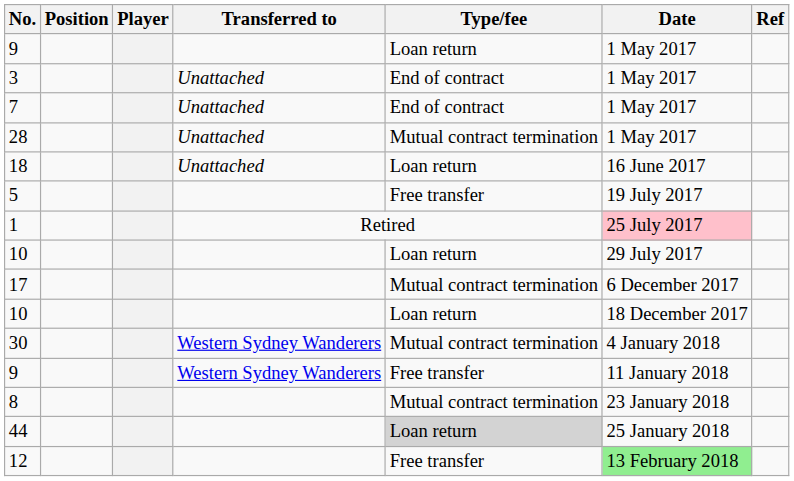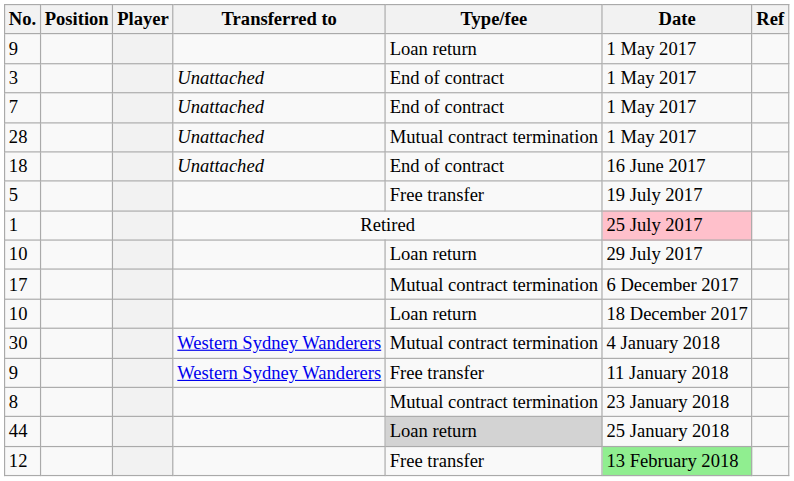(433, 166) Loan return -> (447, 166) End of contract
